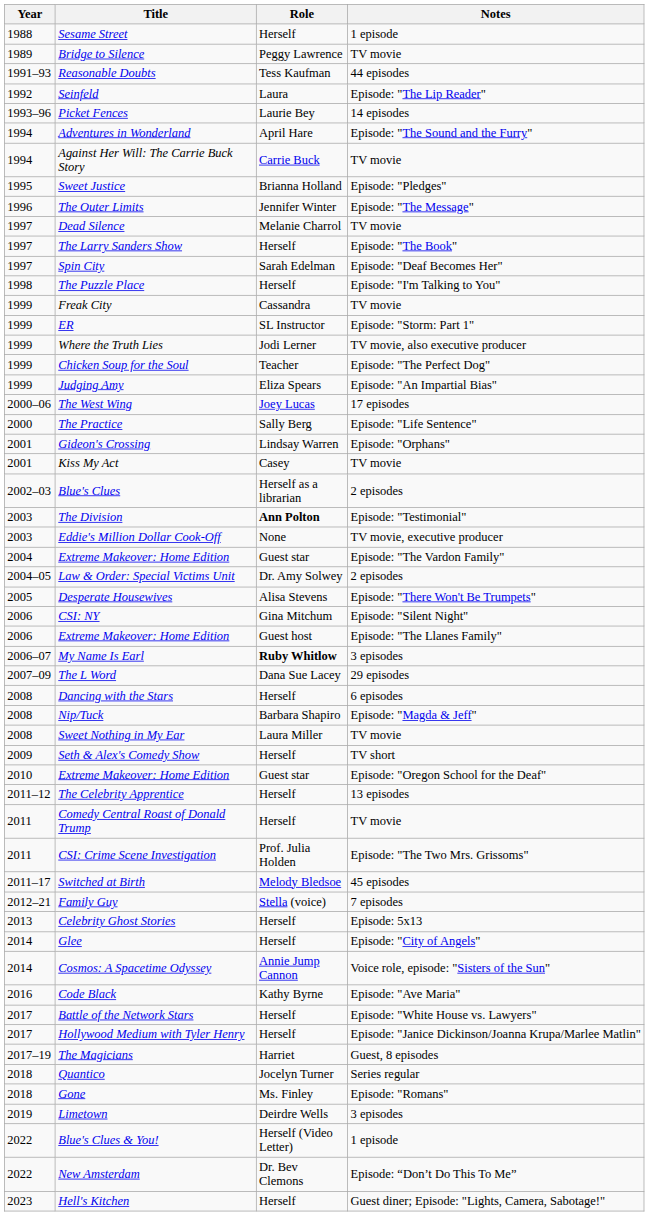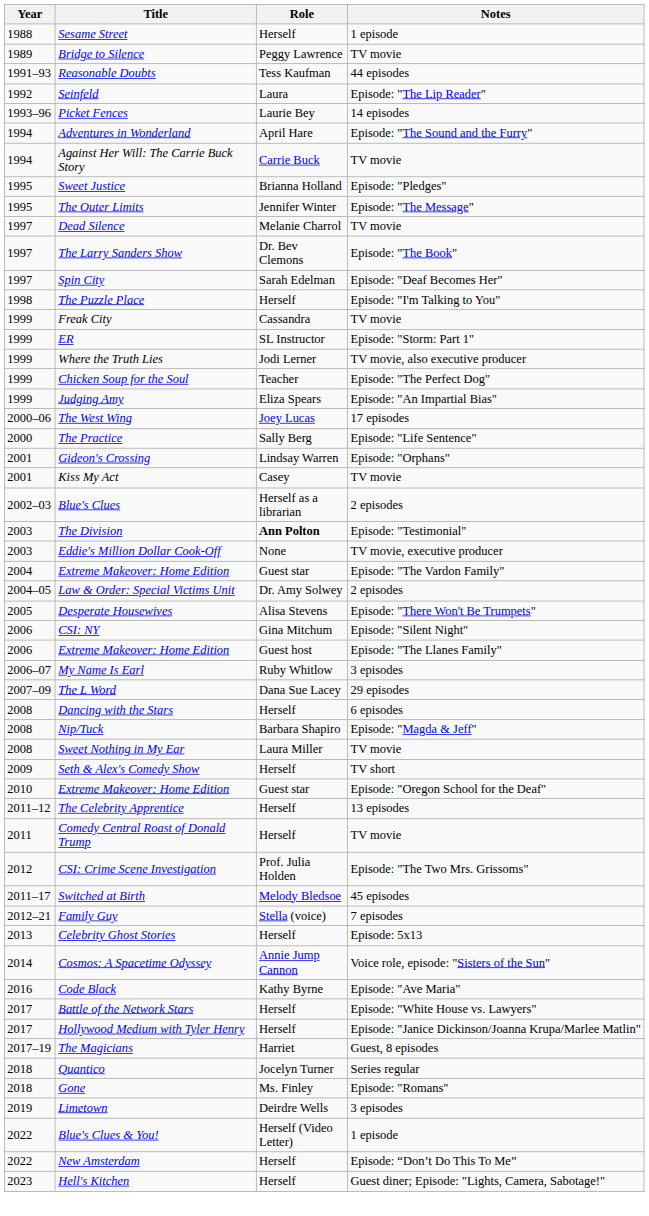(20, 206) 1996 -> (20, 206) 1995
(277, 246) Herself -> (281, 253) Dr. Bev Clemons
(298, 656) bold -> (296, 670) normal
(20, 855) 2011 -> (20, 869) 2012
- row: (70, 941)
(281, 1174) Dr. Bev Clemons -> (277, 1161) Herself
